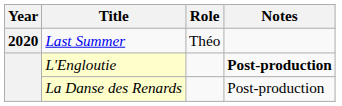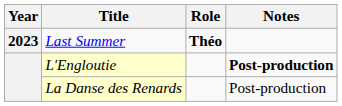(23, 40) 2020 -> (23, 40) 2023
(205, 40) normal -> (206, 40) bold
